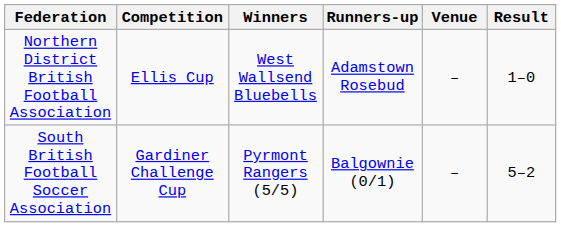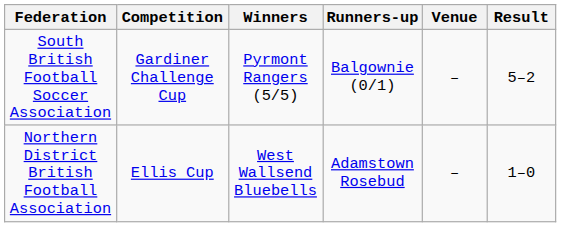rows swapped: (60, 77) <-> (60, 173)
